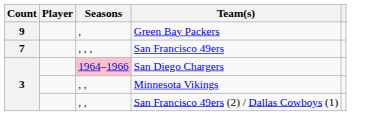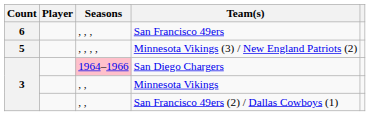- row: (177, 31)
(22, 48) 7 -> (22, 31) 6
+ row: (245, 48)
